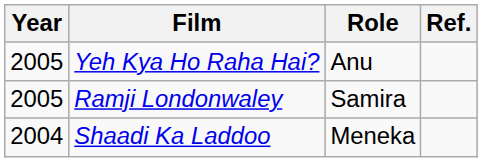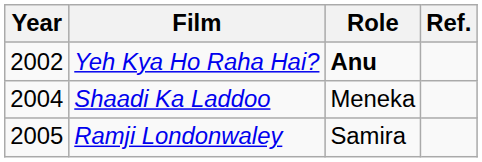(37, 61) 2005 -> (37, 61) 2002
(352, 61) normal -> (354, 61) bold
rows swapped: (172, 136) <-> (178, 99)
